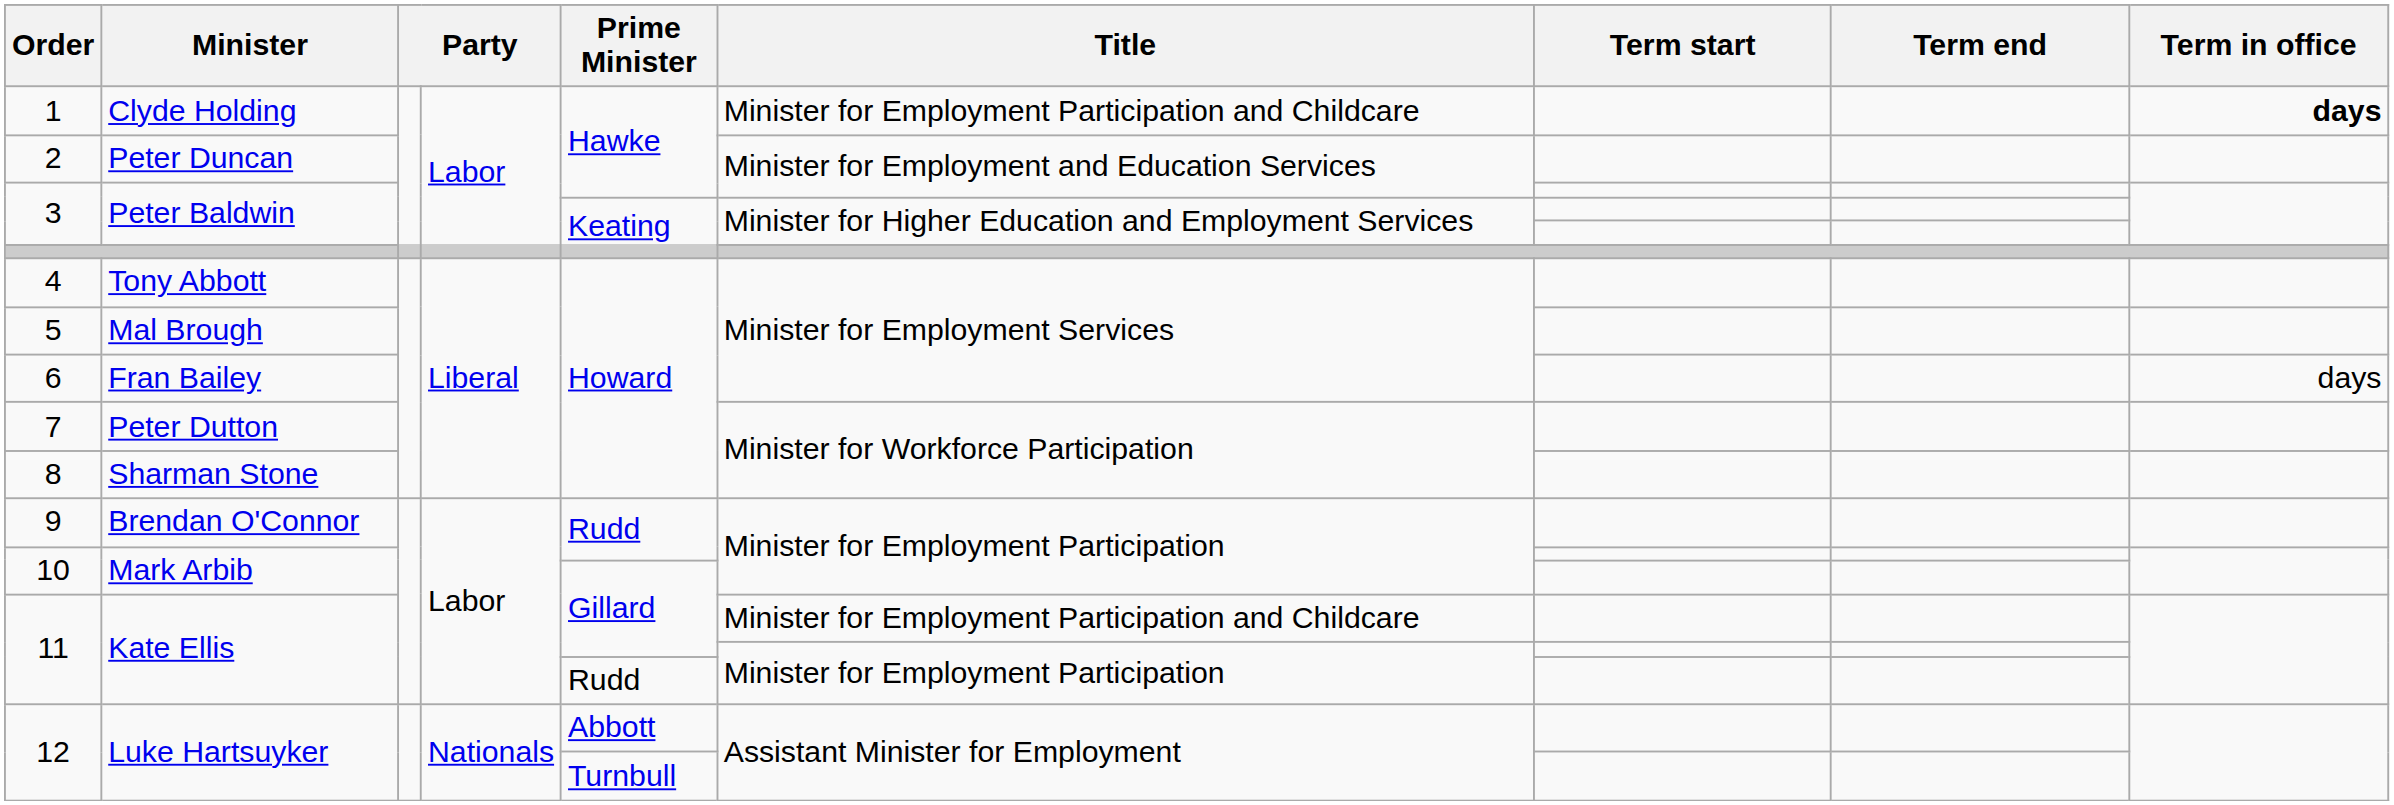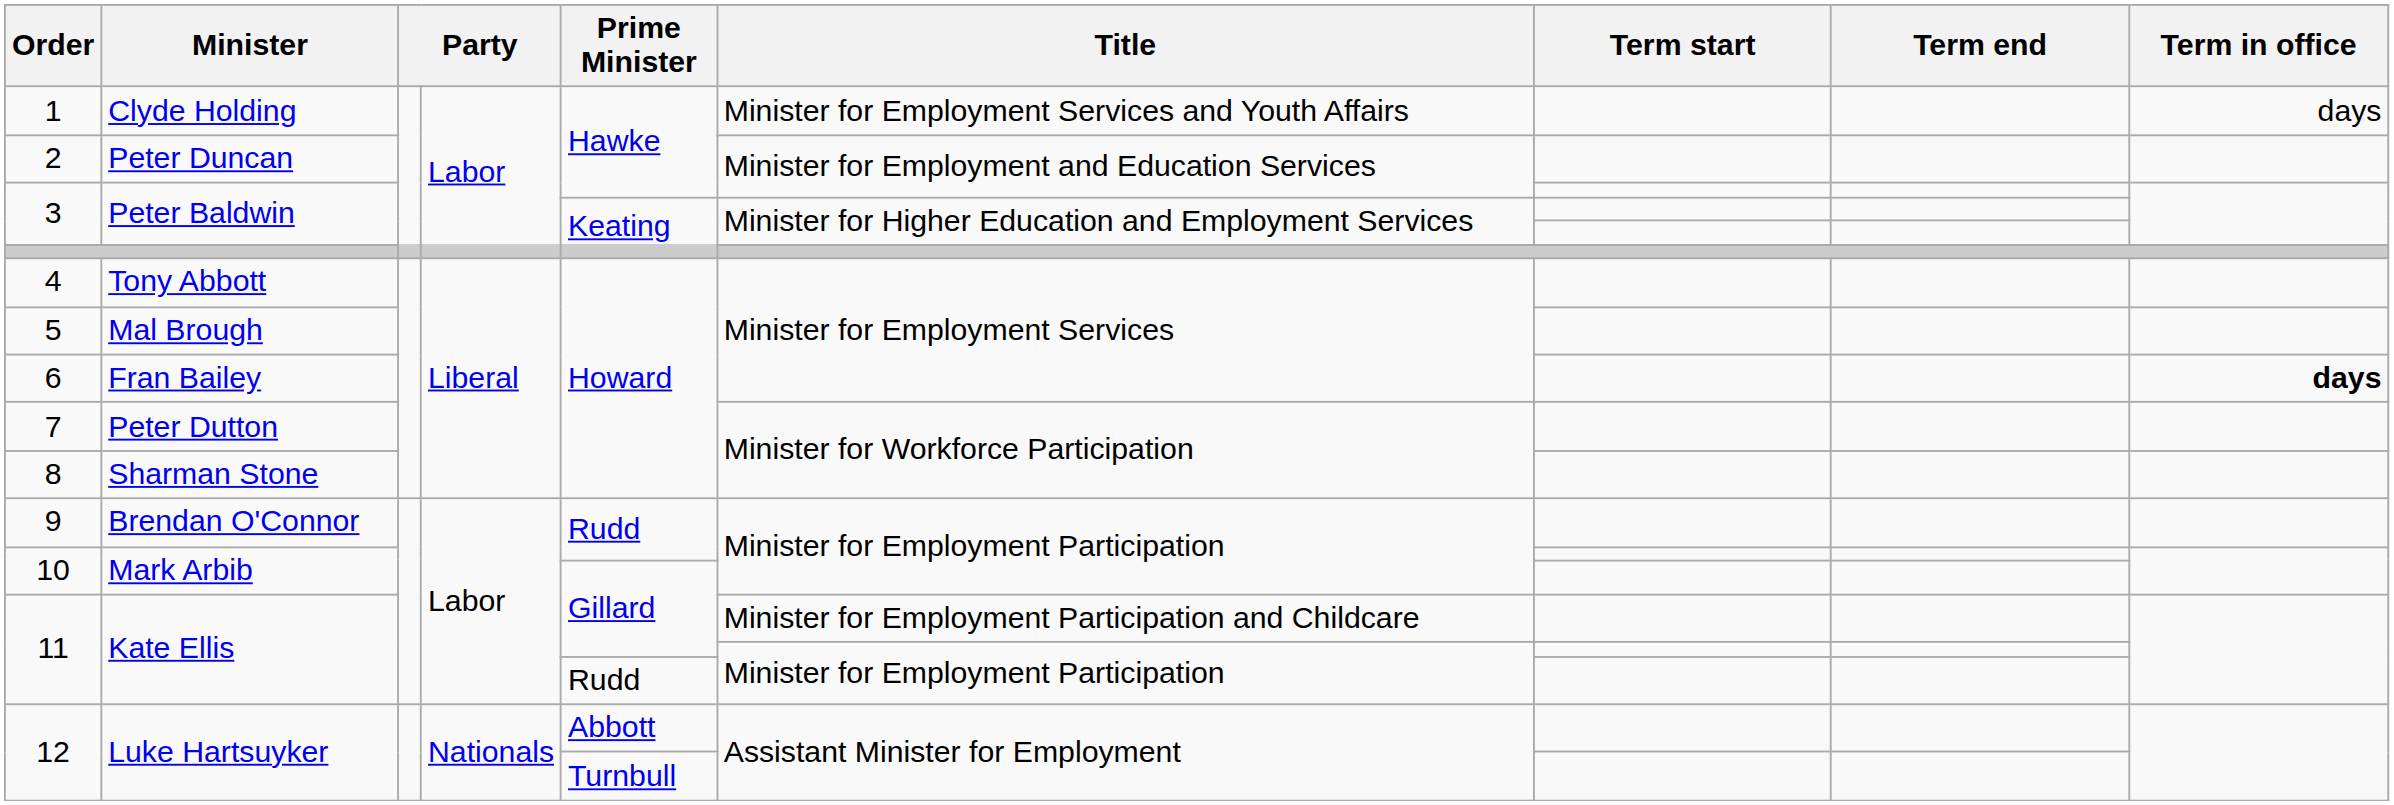(1072, 110) Minister for Employment Participation and Childcare -> (1066, 110) Minister for Employment Services and Youth Affairs
(2347, 110) bold -> (2350, 110) normal
(2350, 378) normal -> (2347, 378) bold
